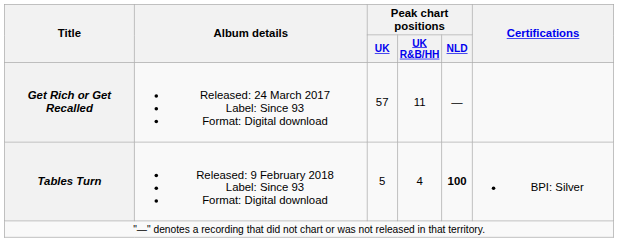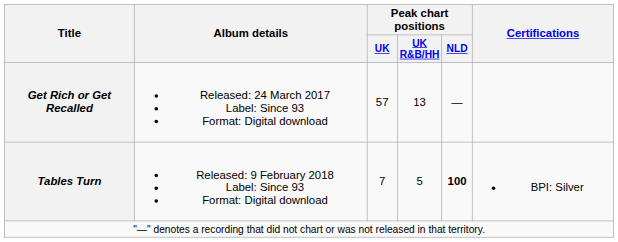(420, 102) 11 -> (420, 102) 13
(382, 181) 5 -> (382, 181) 7
(420, 181) 4 -> (420, 181) 5
